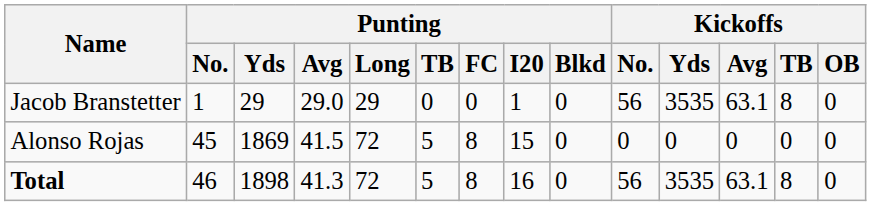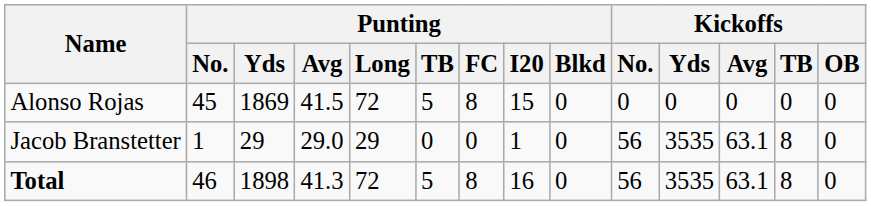rows swapped: (77, 141) <-> (96, 102)
